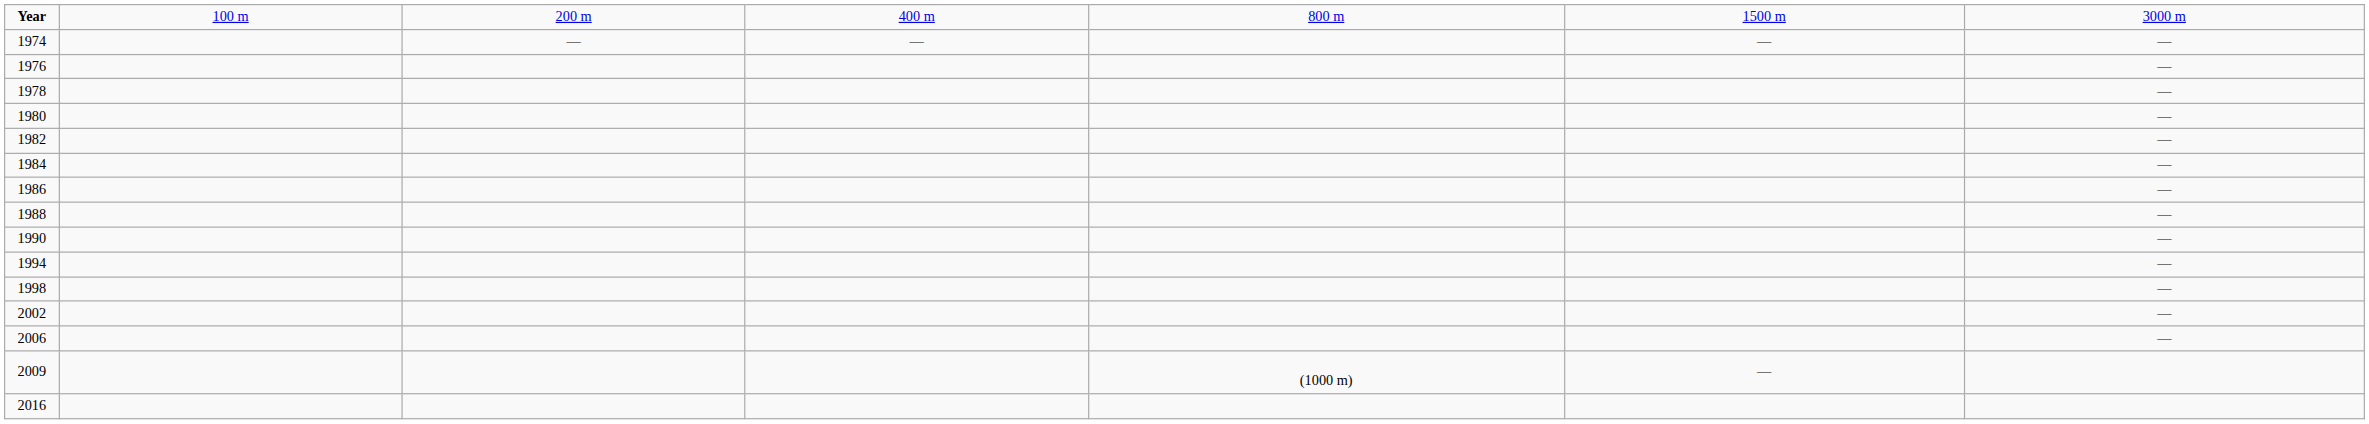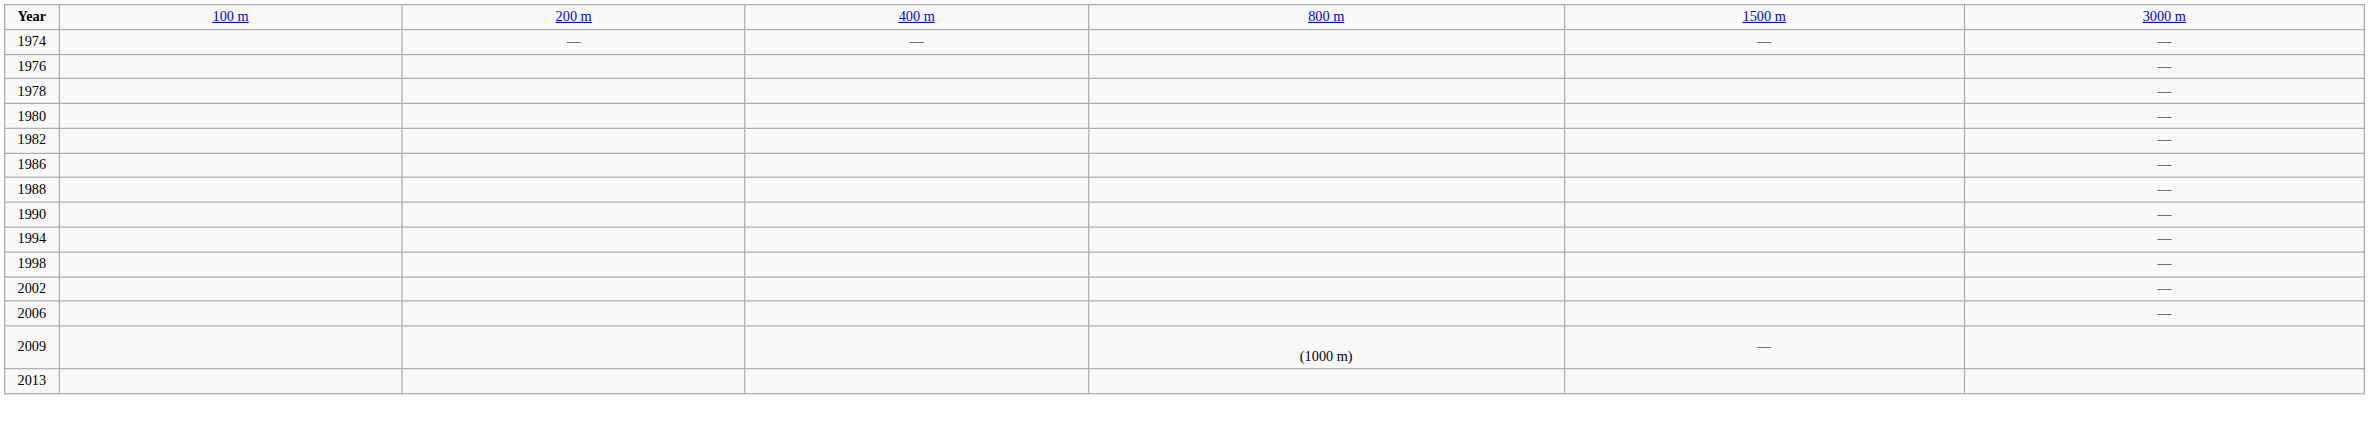- row: (32, 165)
+ row: (32, 380)
- row: (32, 405)
